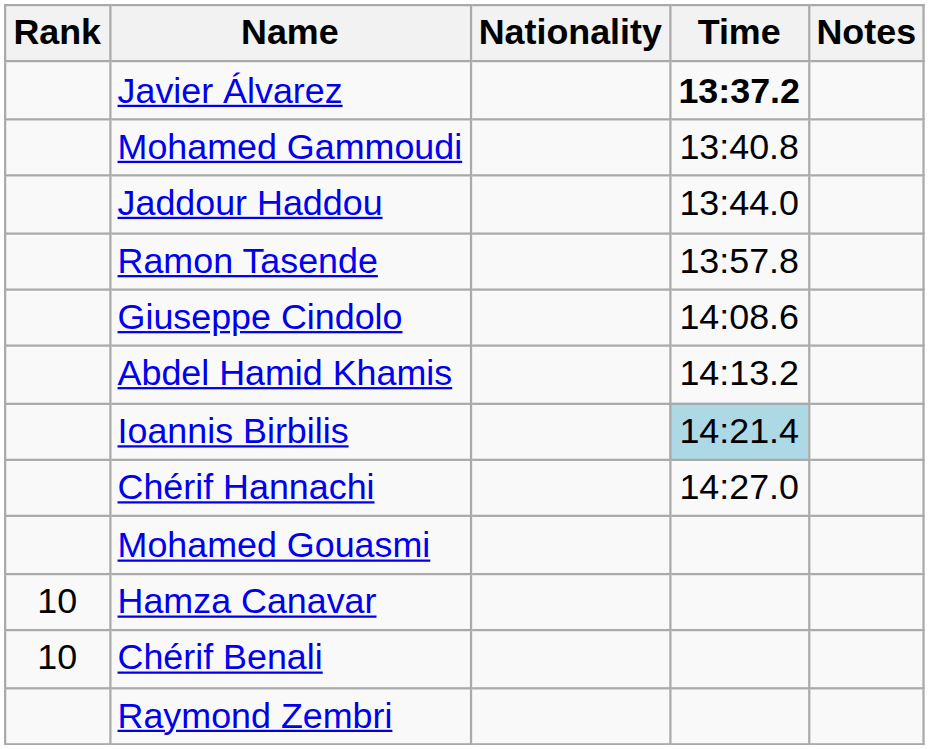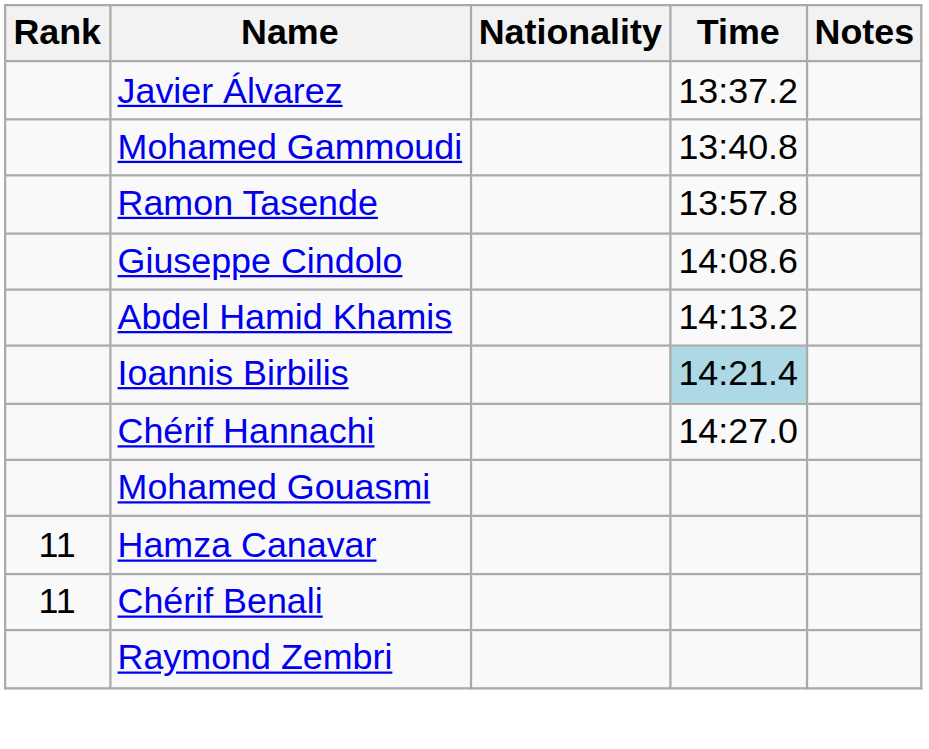(739, 89) bold -> (738, 89) normal
- row: (250, 203)
(57, 601) 10 -> (57, 544) 11
(57, 658) 10 -> (57, 601) 11
